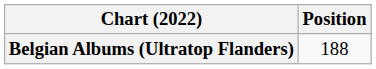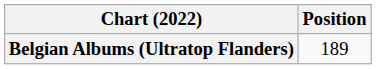(335, 48) 188 -> (335, 48) 189
